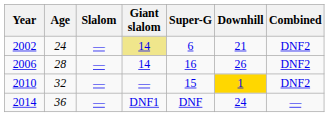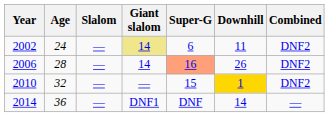(241, 45) 21 -> (241, 45) 11
(191, 64) no background -> (191, 64) lightsalmon background
(241, 102) 24 -> (241, 102) 14
